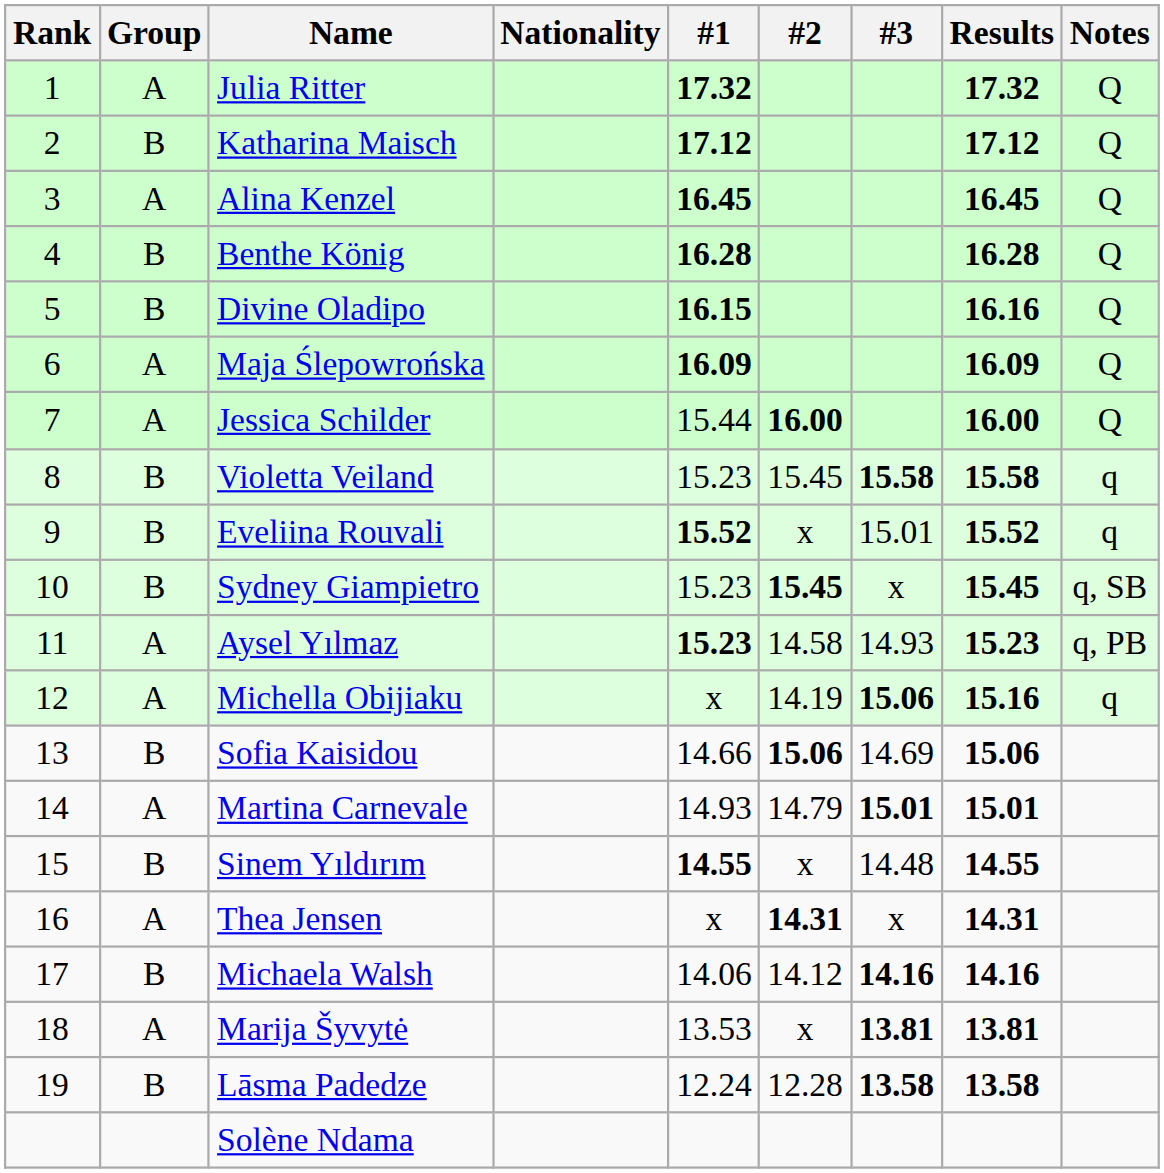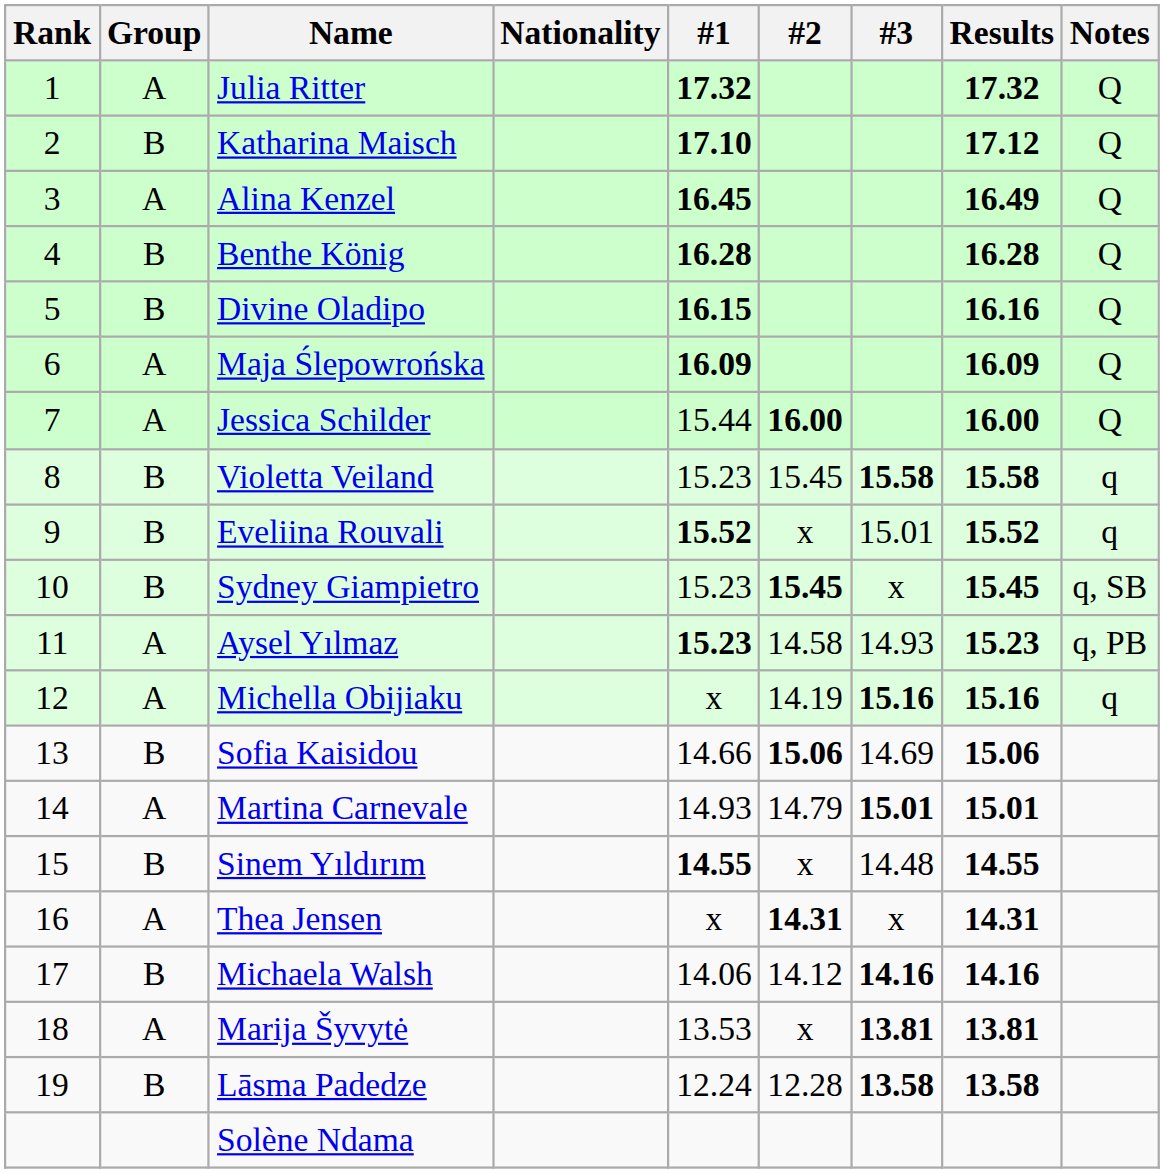(714, 143) 17.12 -> (714, 143) 17.10
(1002, 198) 16.45 -> (1002, 198) 16.49
(896, 697) 15.06 -> (896, 697) 15.16
